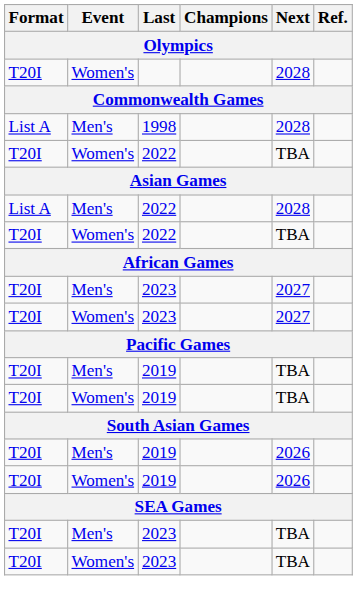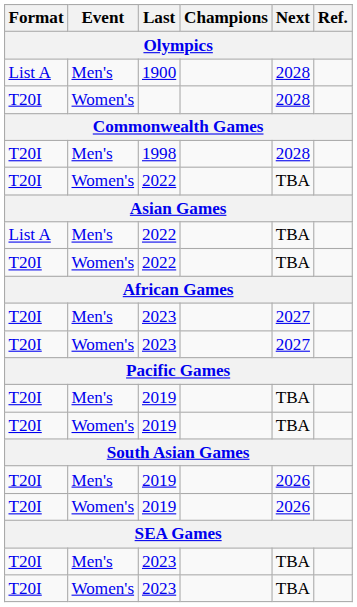+ row: (92, 72)
(30, 126) List A -> (25, 153) T20I
(293, 208) 2028 -> (293, 235) TBA
